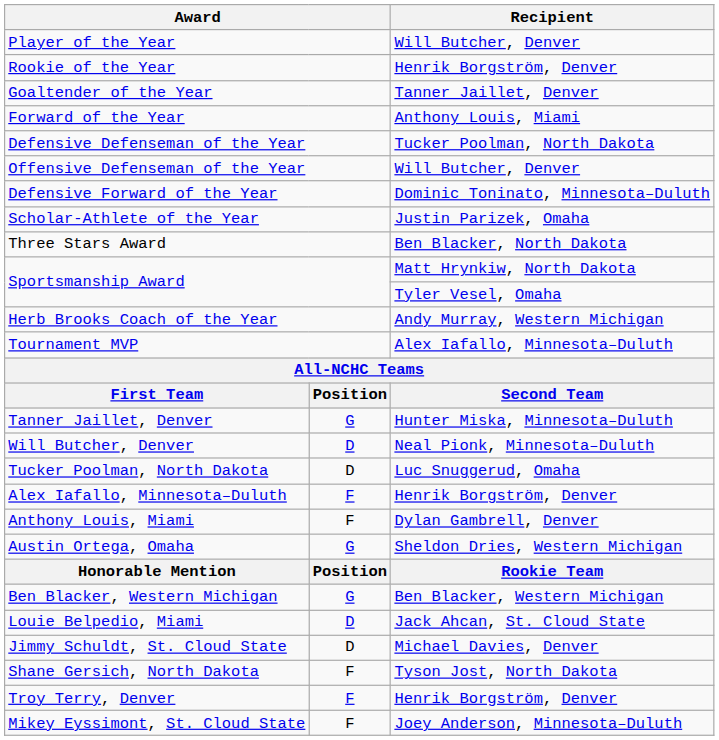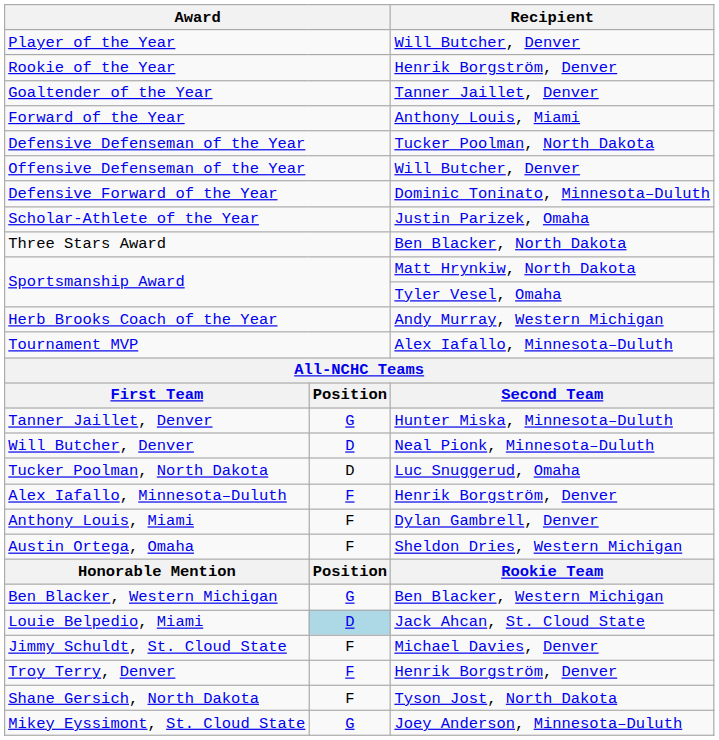(350, 547) G -> (350, 547) F
(350, 622) no background -> (350, 622) lightblue background
(350, 648) D -> (350, 648) F
rows swapped: (92, 698) <-> (134, 673)
(350, 723) F -> (350, 723) G
